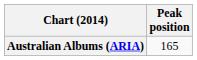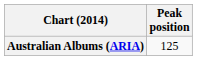(169, 45) 165 -> (169, 45) 125
